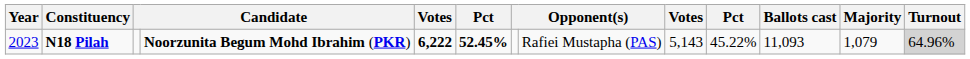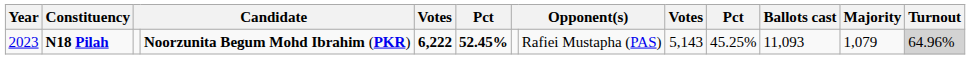(733, 41) 45.22% -> (733, 41) 45.25%
